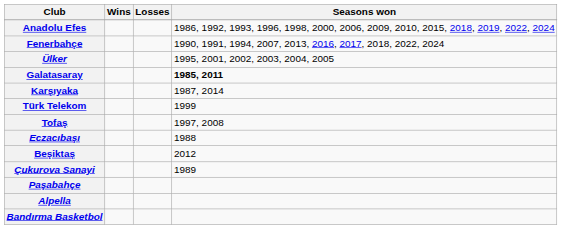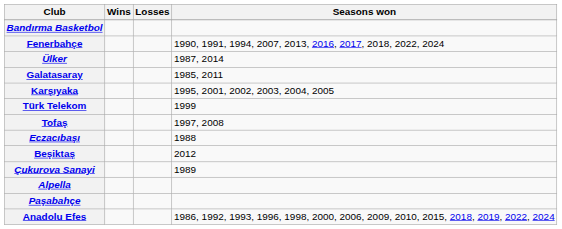rows swapped: (55, 28) <-> (55, 216)
(254, 59) 1995, 2001, 2002, 2003, 2004, 2005 -> (199, 59) 1987, 2014
(199, 75) bold -> (198, 75) normal
(199, 91) 1987, 2014 -> (254, 91) 1995, 2001, 2002, 2003, 2004, 2005
rows swapped: (55, 185) <-> (55, 201)
